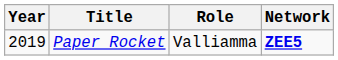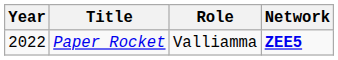(27, 43) 2019 -> (27, 43) 2022
